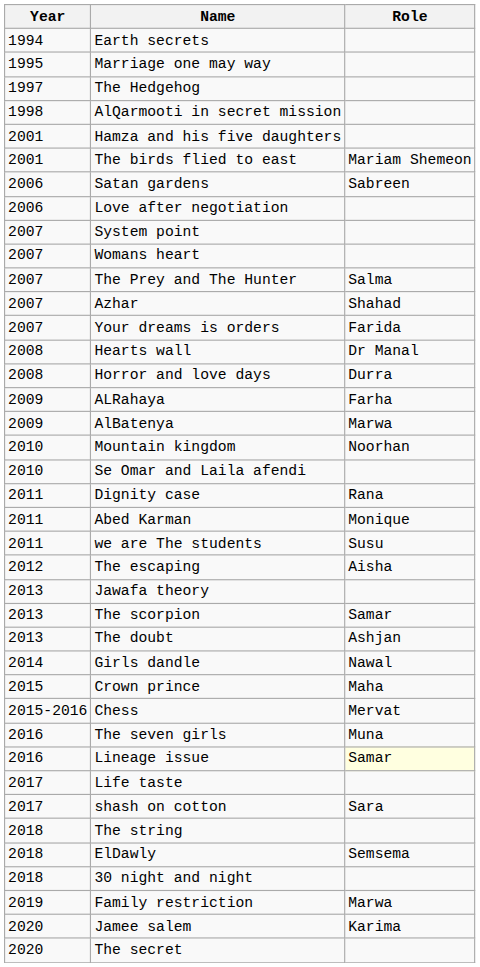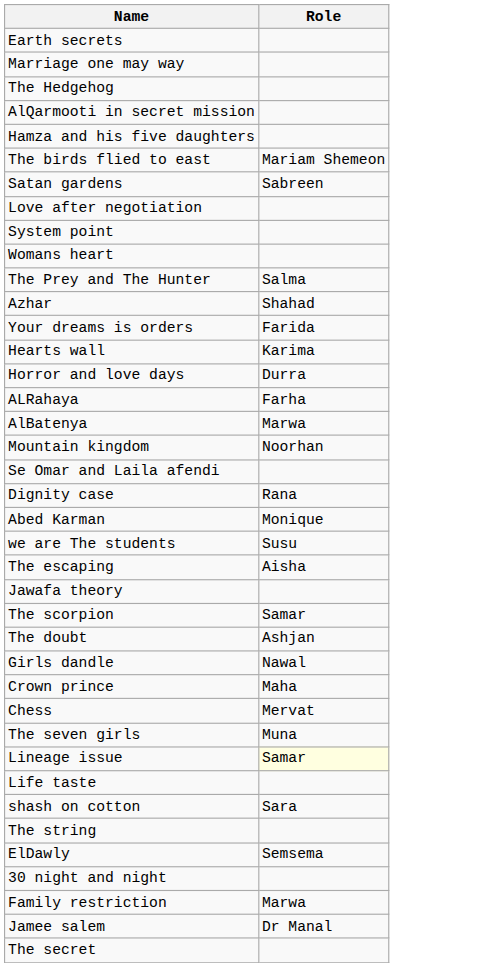- column: (48, 17)
(383, 352) Dr Manal -> (288, 352) Karima
(375, 926) Karima -> (297, 926) Dr Manal
